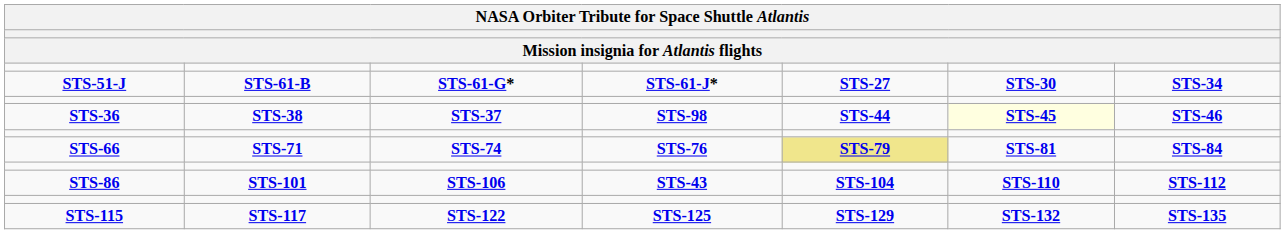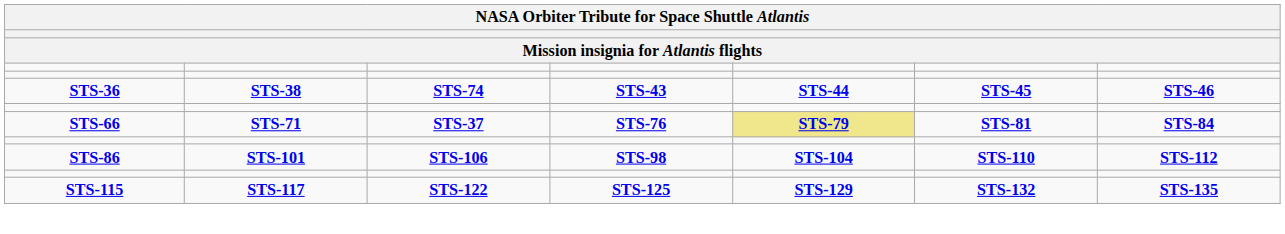- row: (94, 83)
(476, 116) STS-37 -> (458, 90) STS-74
(682, 116) STS-98 -> (641, 90) STS-43
(1031, 116) lightyellow background -> (1006, 90) no background
(476, 149) STS-74 -> (458, 123) STS-37
(682, 182) STS-43 -> (641, 157) STS-98
